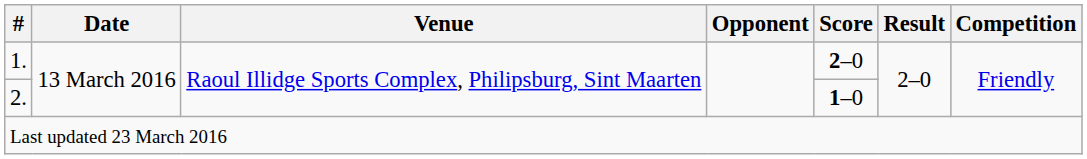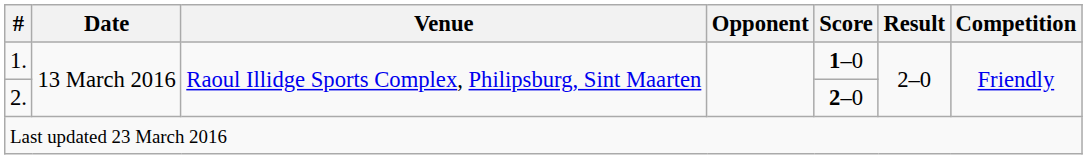(846, 60) 2–0 -> (846, 60) 1–0
(846, 98) 1–0 -> (846, 98) 2–0
